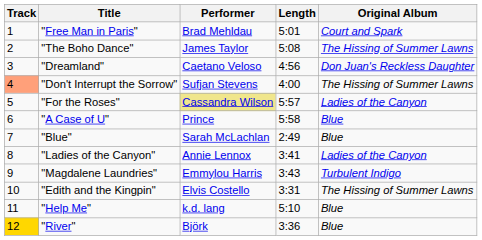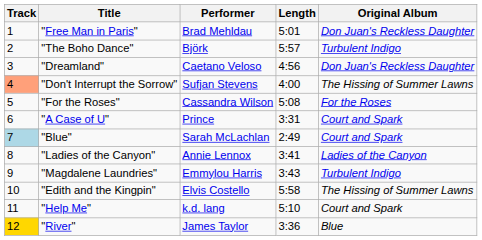(362, 31) Court and Spark -> (398, 31) Don Juan's Reckless Daughter
(215, 48) James Taylor -> (195, 48) Björk
(289, 48) 5:08 -> (289, 48) 5:57
(397, 48) The Hissing of Summer Lawns -> (361, 48) Turbulent Indigo
(228, 102) khaki background -> (228, 102) no background
(289, 102) 5:57 -> (289, 102) 5:08
(374, 102) Ladies of the Canyon -> (356, 102) For the Roses
(289, 119) 5:58 -> (289, 119) 3:31
(332, 119) Blue -> (362, 119) Court and Spark
(10, 137) no background -> (10, 137) lightblue background
(332, 137) Blue -> (362, 137) Court and Spark
(289, 191) 3:31 -> (289, 191) 5:58
(332, 208) Blue -> (362, 208) Court and Spark
(195, 226) Björk -> (215, 226) James Taylor
